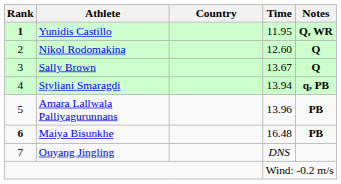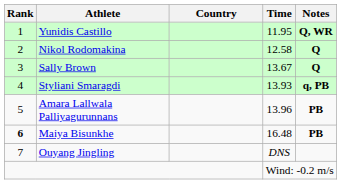(20, 31) bold -> (20, 31) normal
(279, 49) 12.60 -> (279, 49) 12.58
(279, 85) 13.94 -> (279, 85) 13.93
